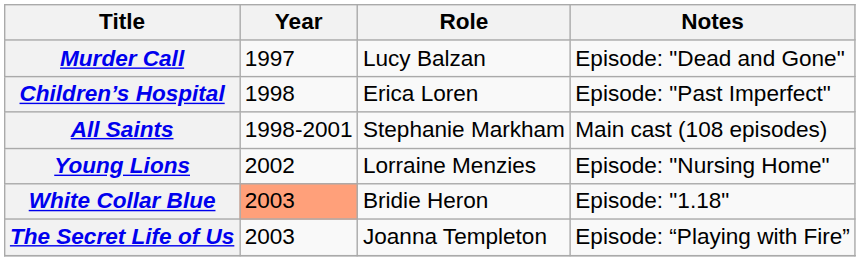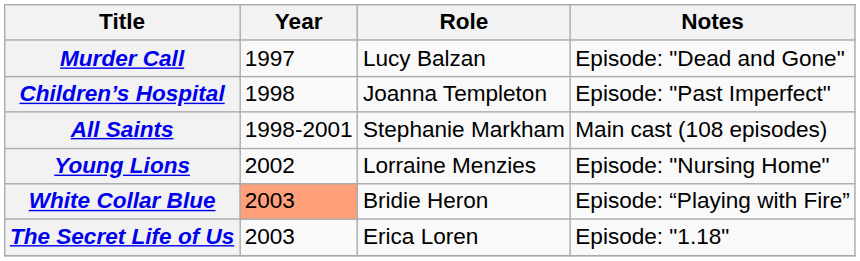(421, 93) Erica Loren -> (455, 93) Joanna Templeton
(652, 201) Episode: "1.18" -> (713, 201) Episode: “Playing with Fire”
(455, 237) Joanna Templeton -> (421, 237) Erica Loren
(713, 237) Episode: “Playing with Fire” -> (652, 237) Episode: "1.18"
